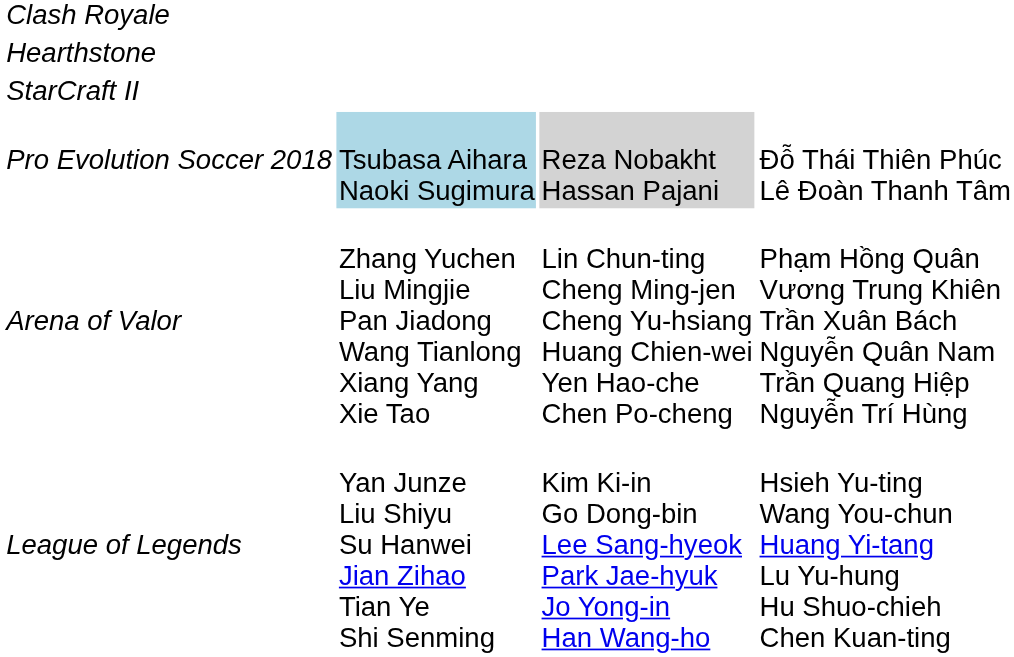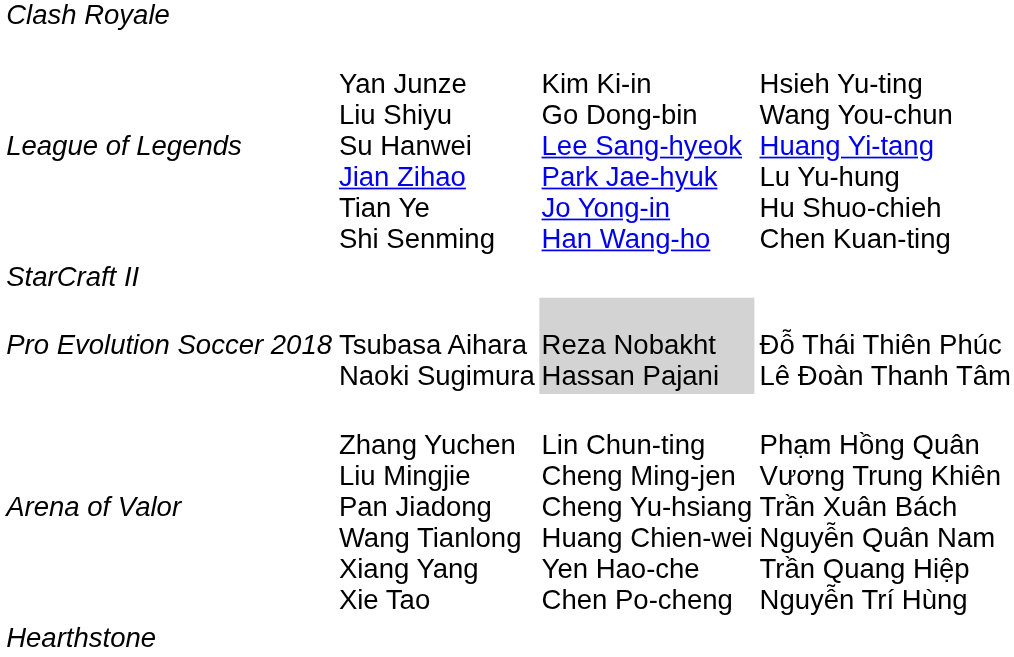rows swapped: (81, 53) <-> (124, 545)
(437, 175) lightblue background -> (437, 360) no background
